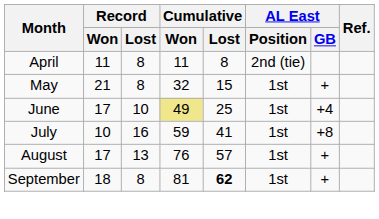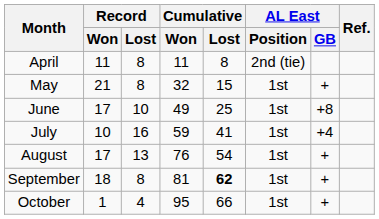(181, 109) khaki background -> (181, 109) no background
(325, 109) +4 -> (325, 109) +8
(325, 132) +8 -> (325, 132) +4
(224, 156) 57 -> (224, 156) 54
+ row: (44, 202)
